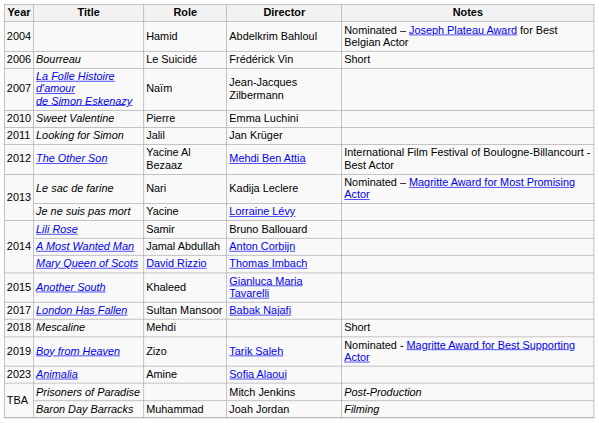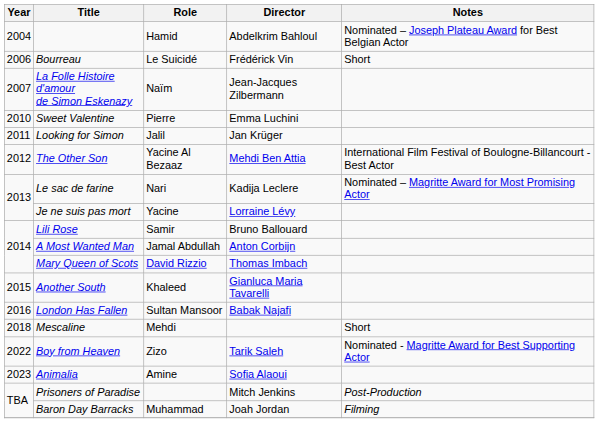(19, 310) 2017 -> (19, 310) 2016
(19, 351) 2019 -> (19, 351) 2022
